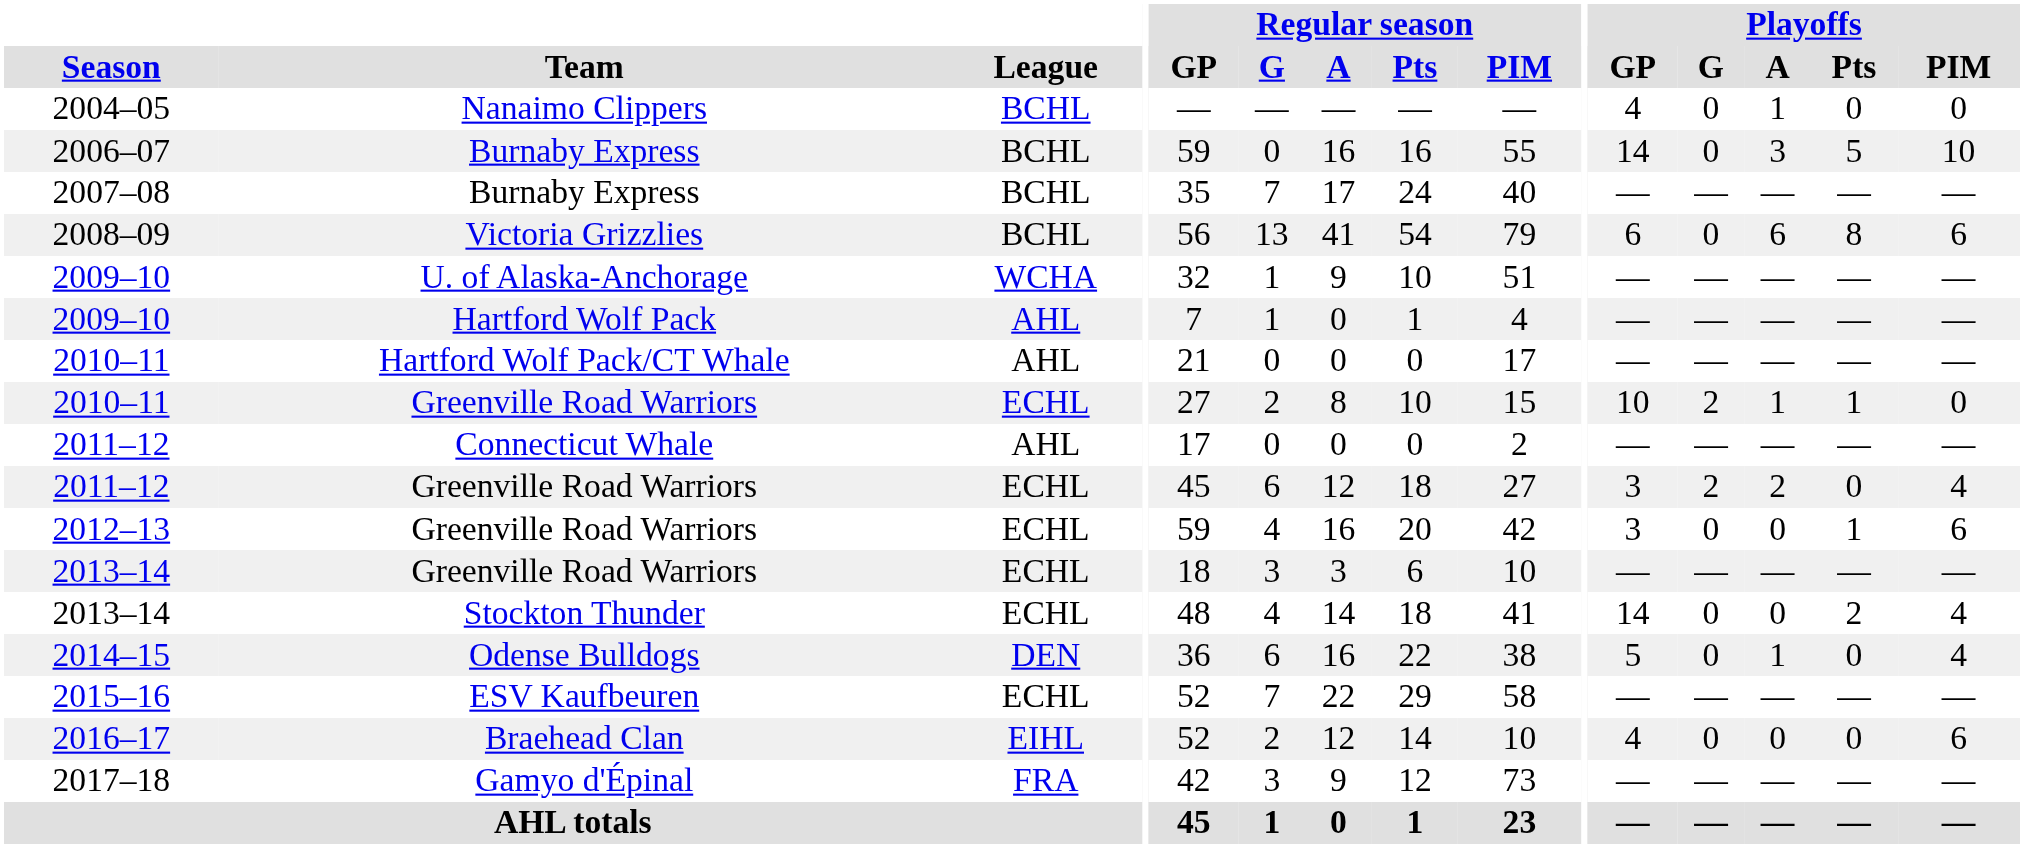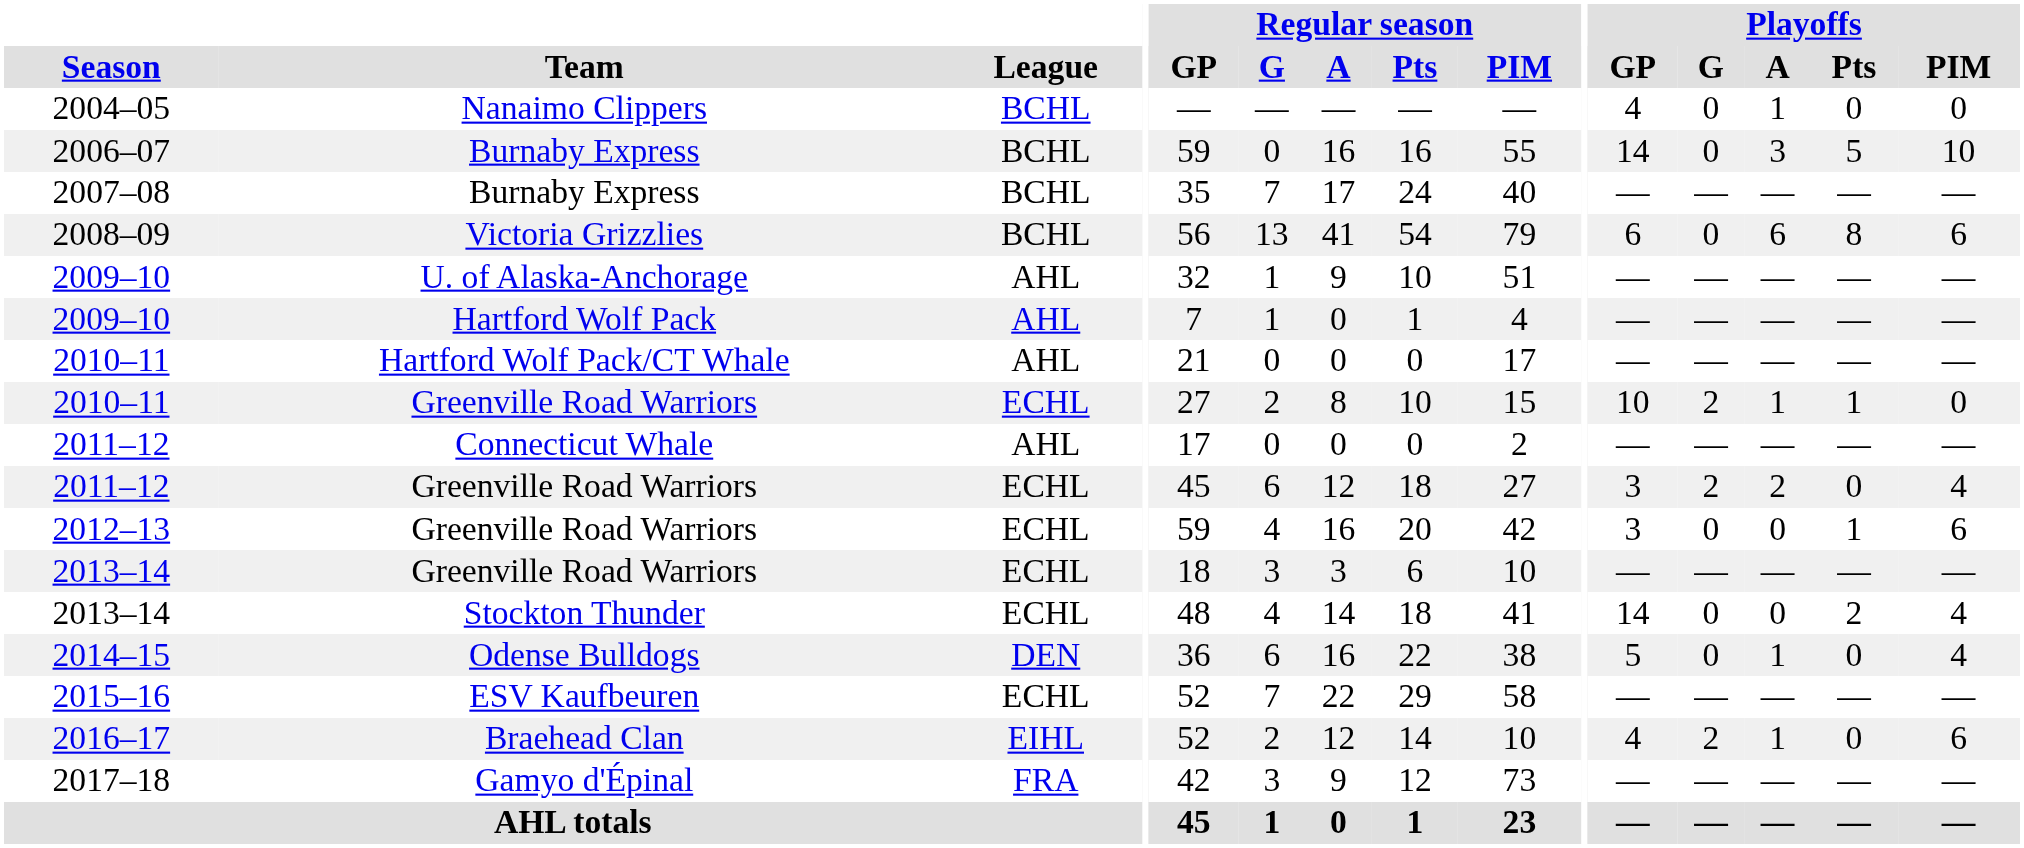(1046, 276) WCHA -> (1046, 276) AHL
(1711, 738) 0 -> (1711, 738) 2
(1778, 738) 0 -> (1778, 738) 1
